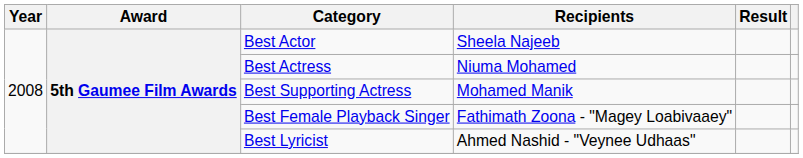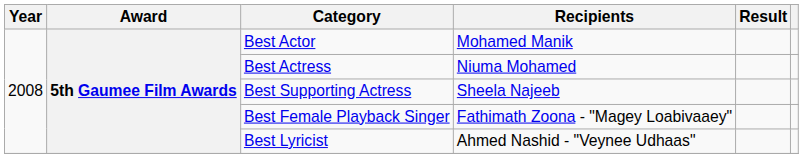(508, 41) Sheela Najeeb -> (515, 41) Mohamed Manik
(515, 91) Mohamed Manik -> (508, 91) Sheela Najeeb
